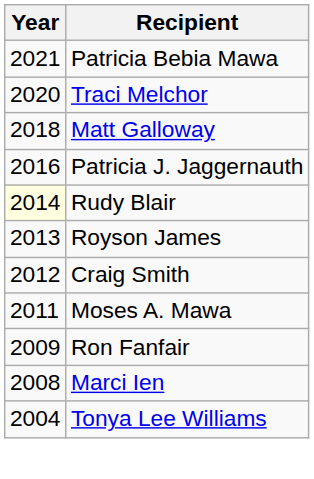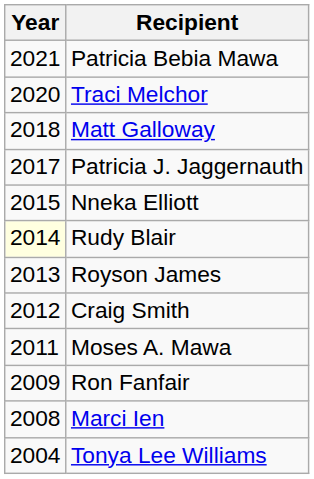(35, 166) 2016 -> (35, 166) 2017
+ row: (135, 202)
